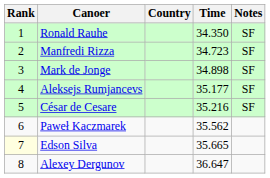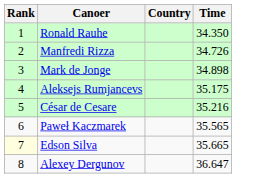- column: (248, 13)
(212, 51) 34.723 -> (212, 51) 34.726
(212, 88) 35.177 -> (212, 88) 35.175
(212, 126) 35.562 -> (212, 126) 35.565
